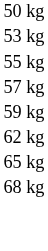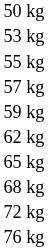+ row: (24, 212)
+ row: (24, 237)
